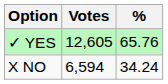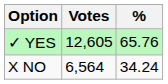(85, 67) 6,594 -> (85, 67) 6,564
